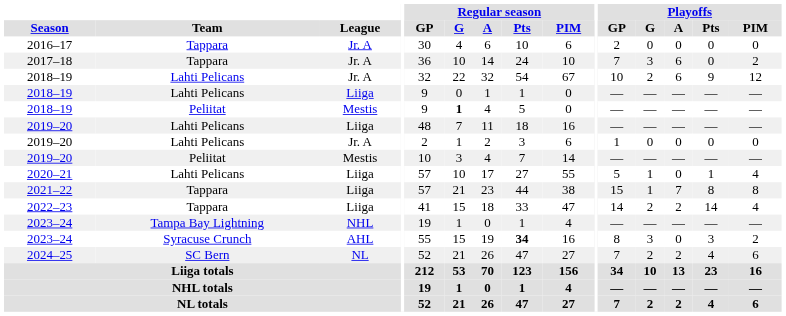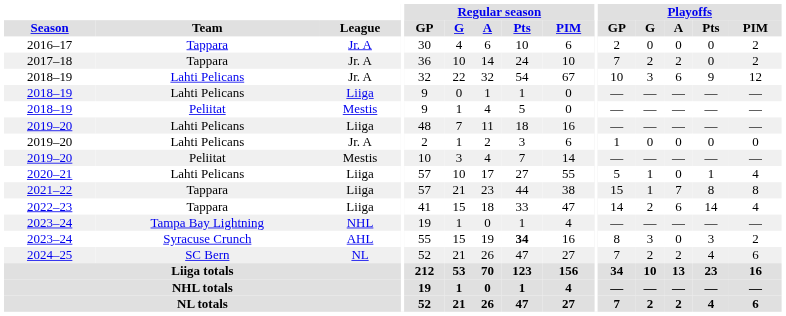(755, 44) 0 -> (755, 44) 2
(650, 60) 3 -> (650, 60) 2
(678, 60) 6 -> (678, 60) 2
(650, 76) 2 -> (650, 76) 3
(459, 109) bold -> (459, 109) normal
(678, 206) 2 -> (678, 206) 6
